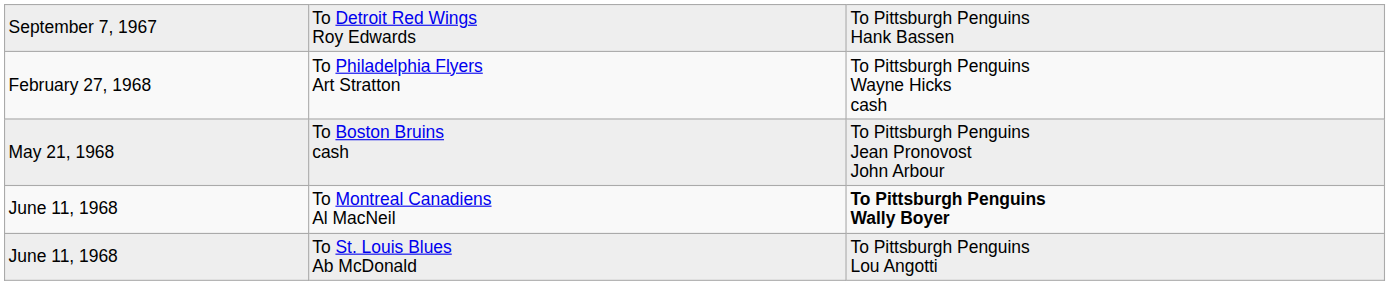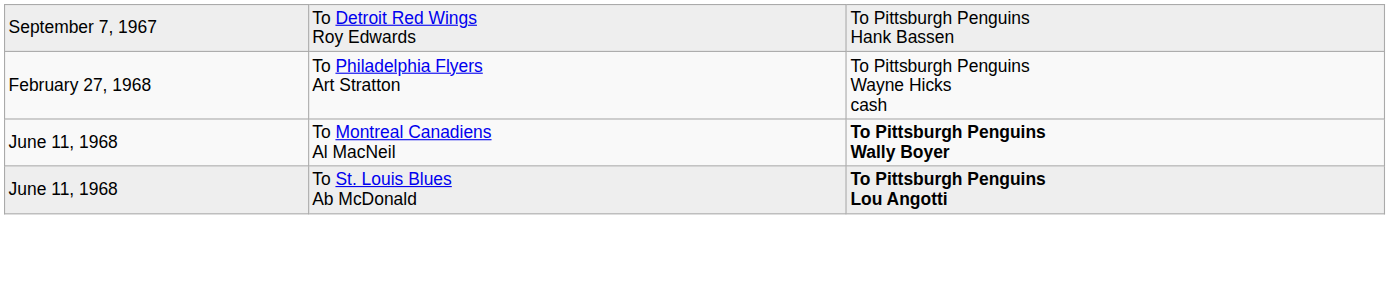- row: (378, 142)
(940, 256) normal -> (948, 189) bold
